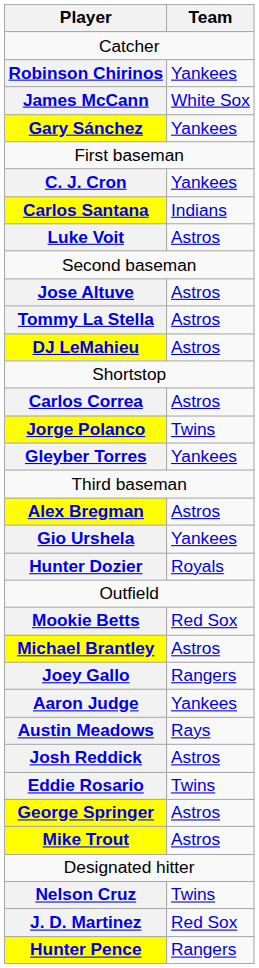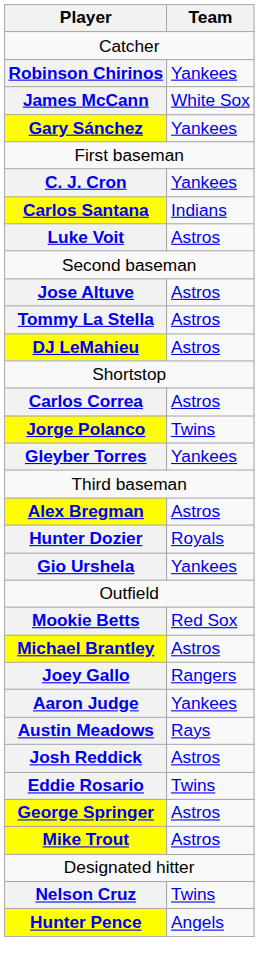rows swapped: (86, 566) <-> (86, 538)
- row: (86, 922)
(204, 949) Rangers -> (197, 922) Angels
